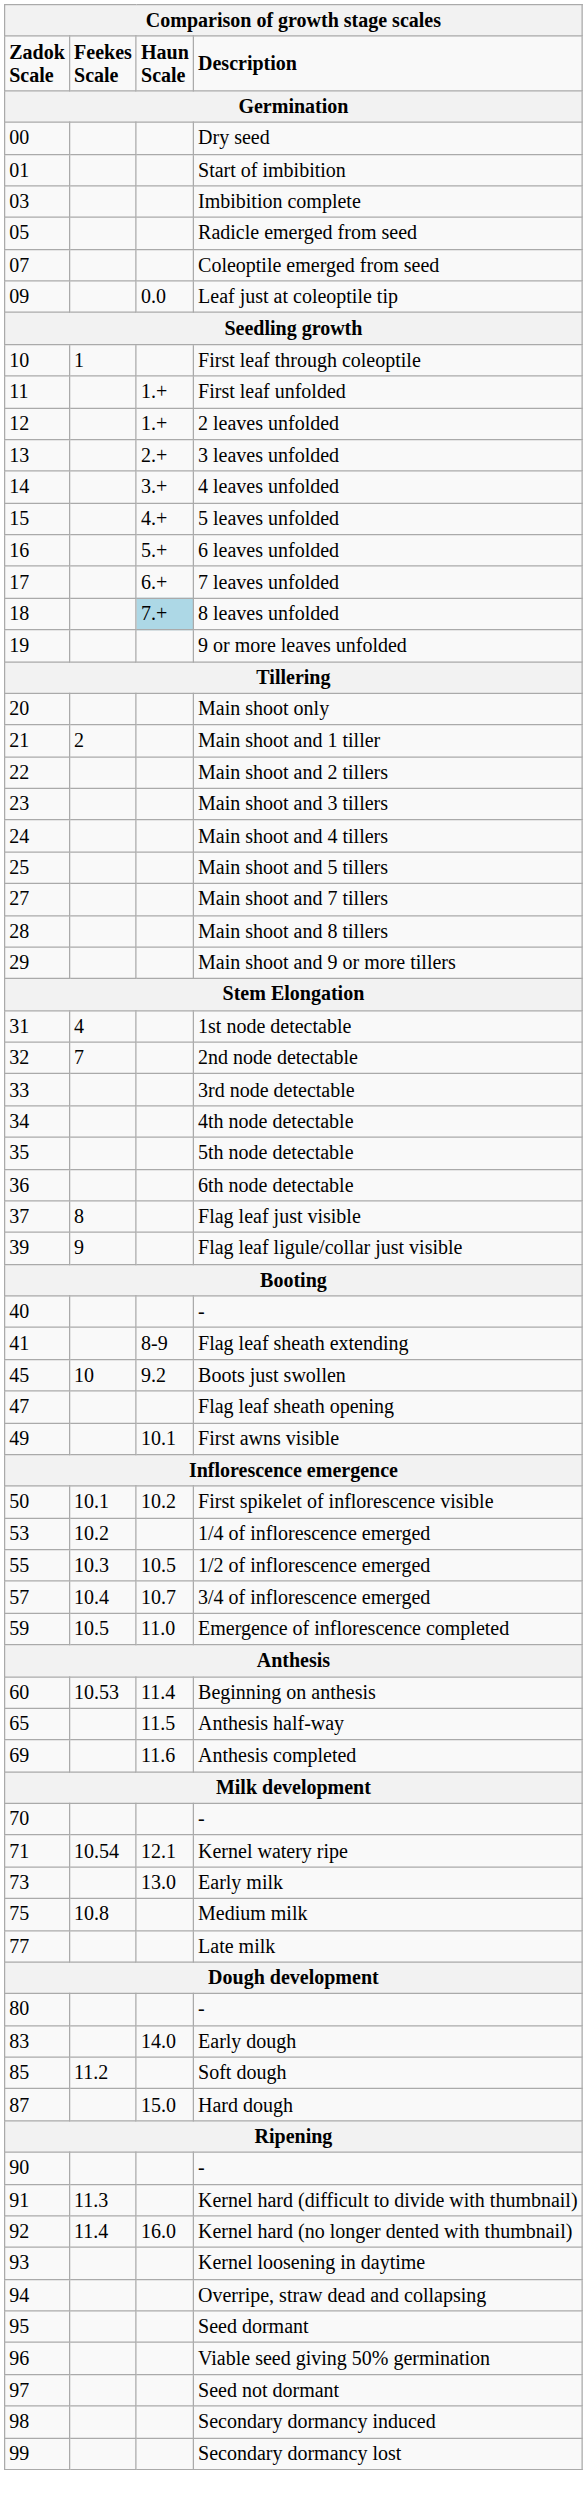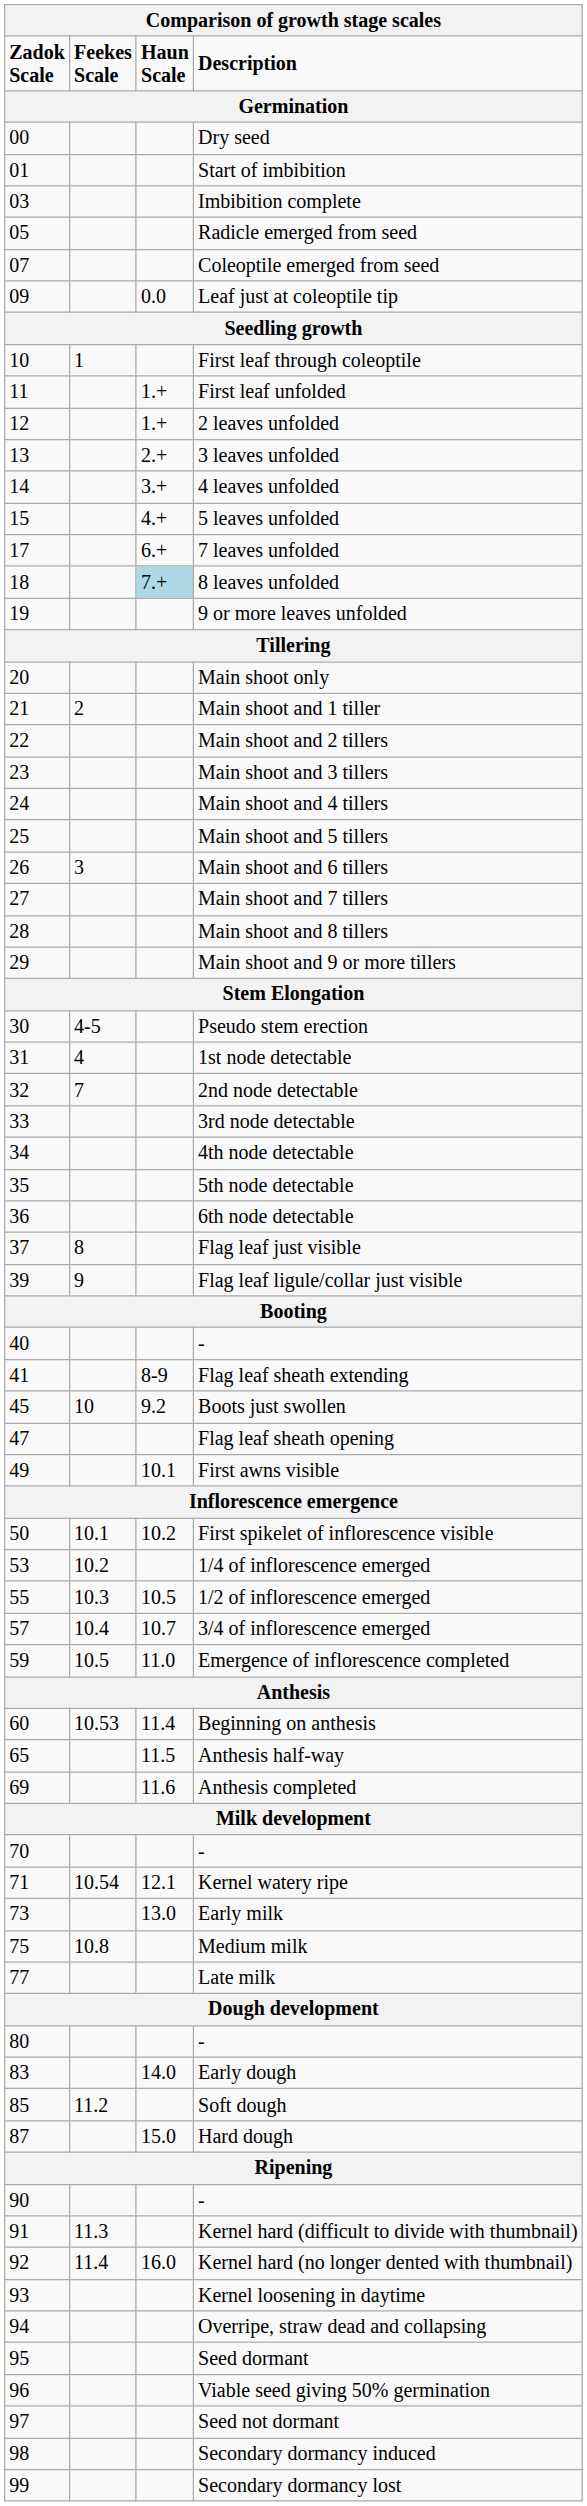- row: (19, 550)
+ row: (19, 867)
+ row: (19, 1026)
